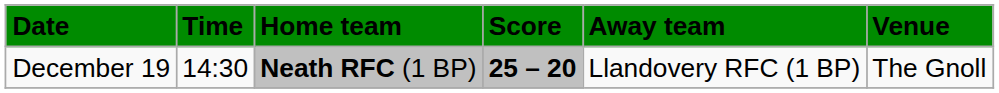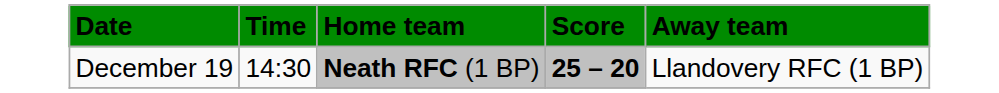- column: (911, 26)
